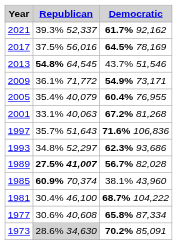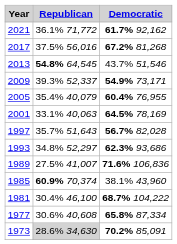(66, 30) 39.3% 52,337 -> (66, 30) 36.1% 71,772
(136, 47) 64.5% 78,169 -> (136, 47) 67.2% 81,268
(66, 80) 36.1% 71,772 -> (66, 80) 39.3% 52,337
(136, 114) 67.2% 81,268 -> (136, 114) 64.5% 78,169
(136, 130) 71.6% 106,836 -> (136, 130) 56.7% 82,028
(66, 164) bold -> (66, 164) normal
(136, 164) 56.7% 82,028 -> (136, 164) 71.6% 106,836
